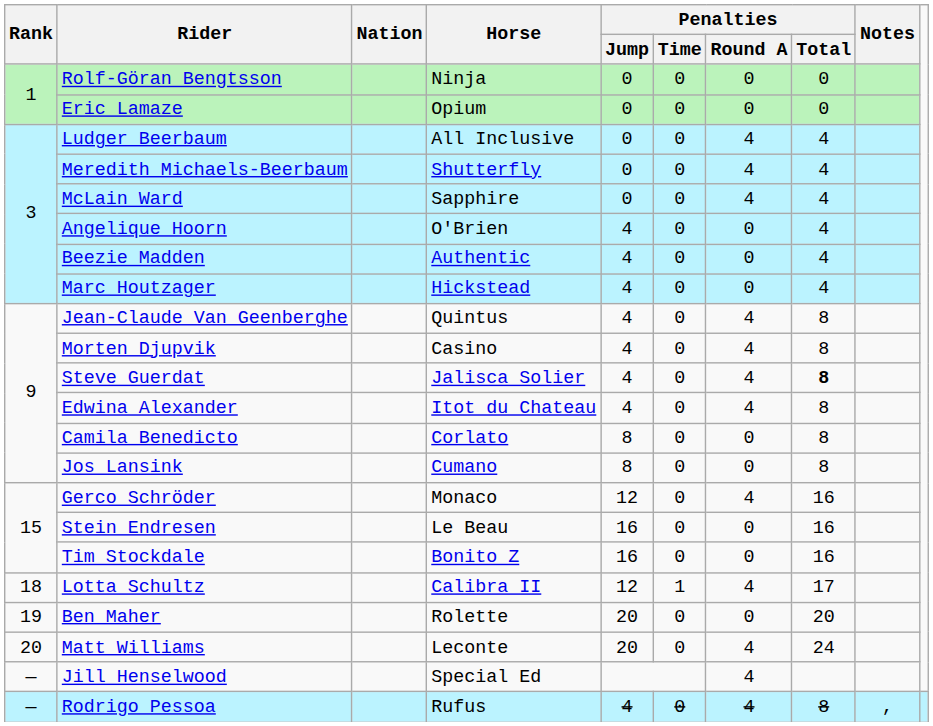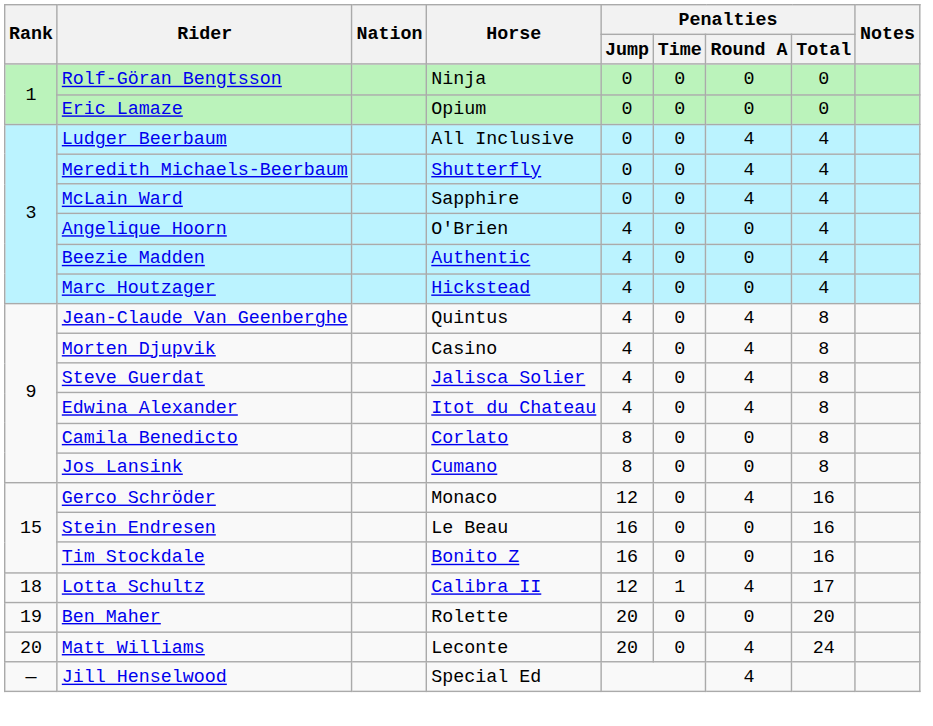(824, 378) bold -> (824, 378) normal
- row: (139, 707)
